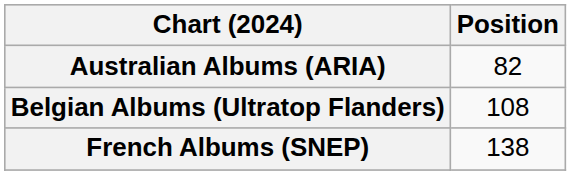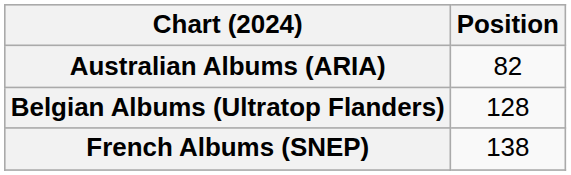(508, 107) 108 -> (508, 107) 128
